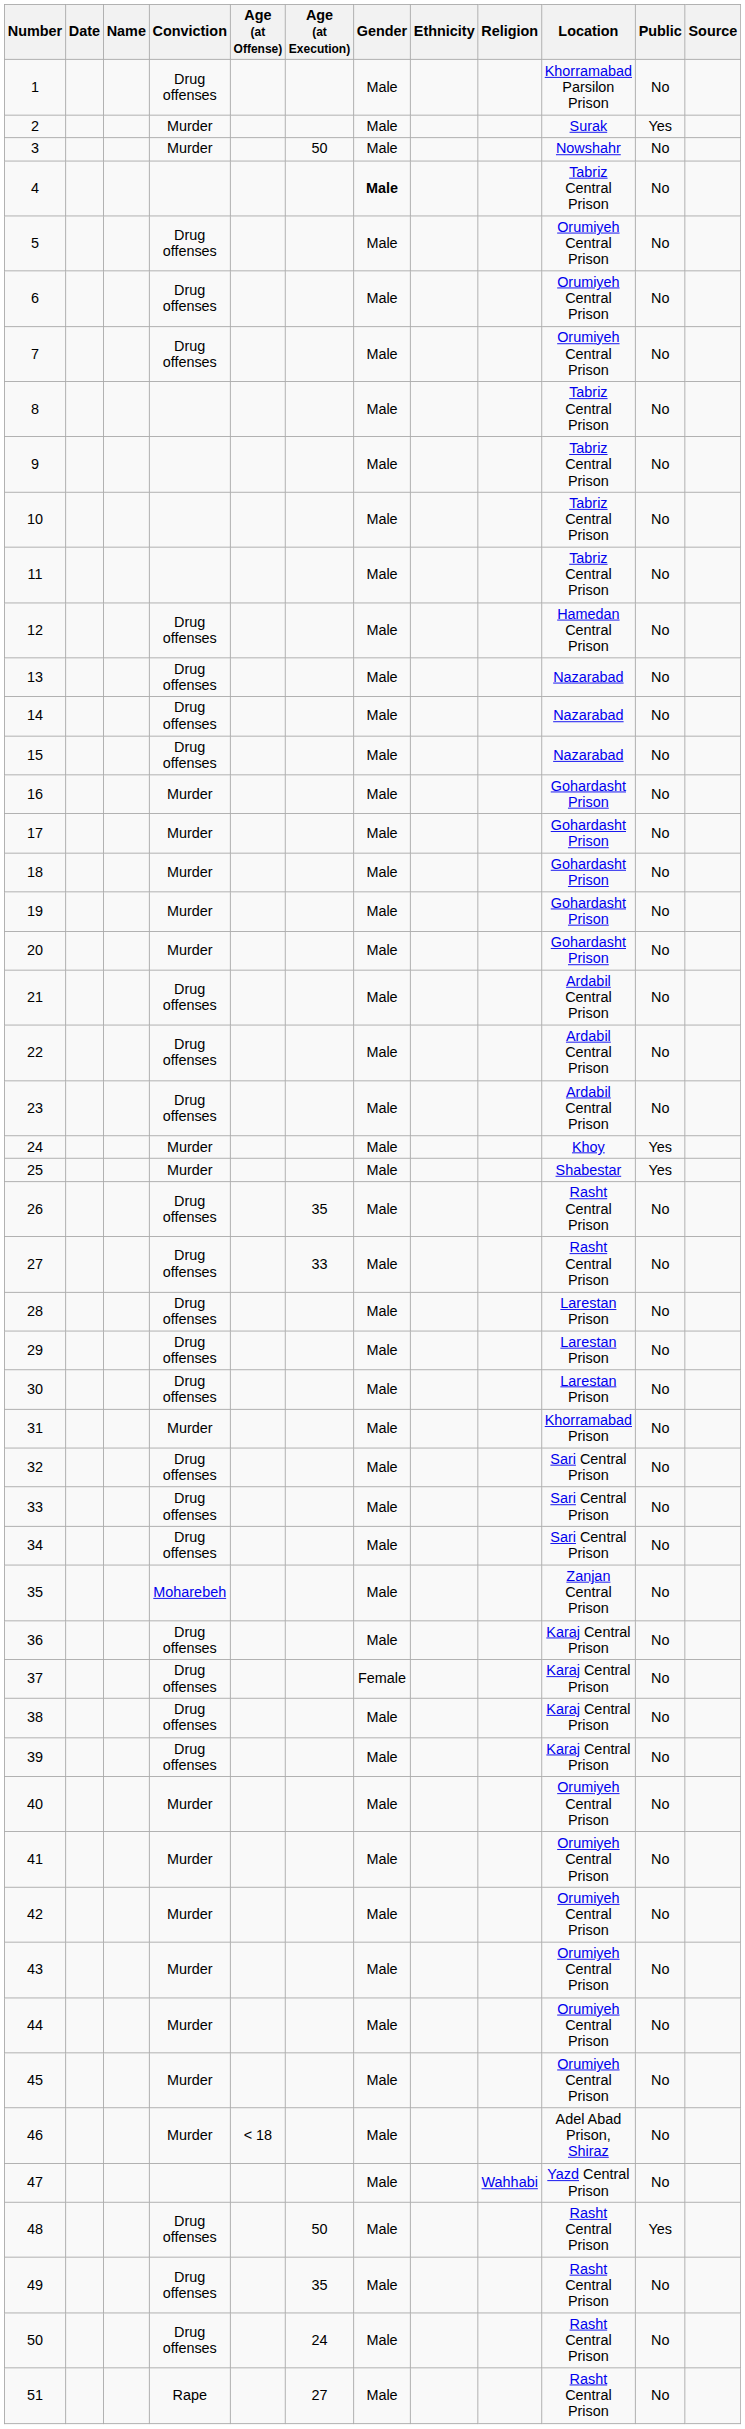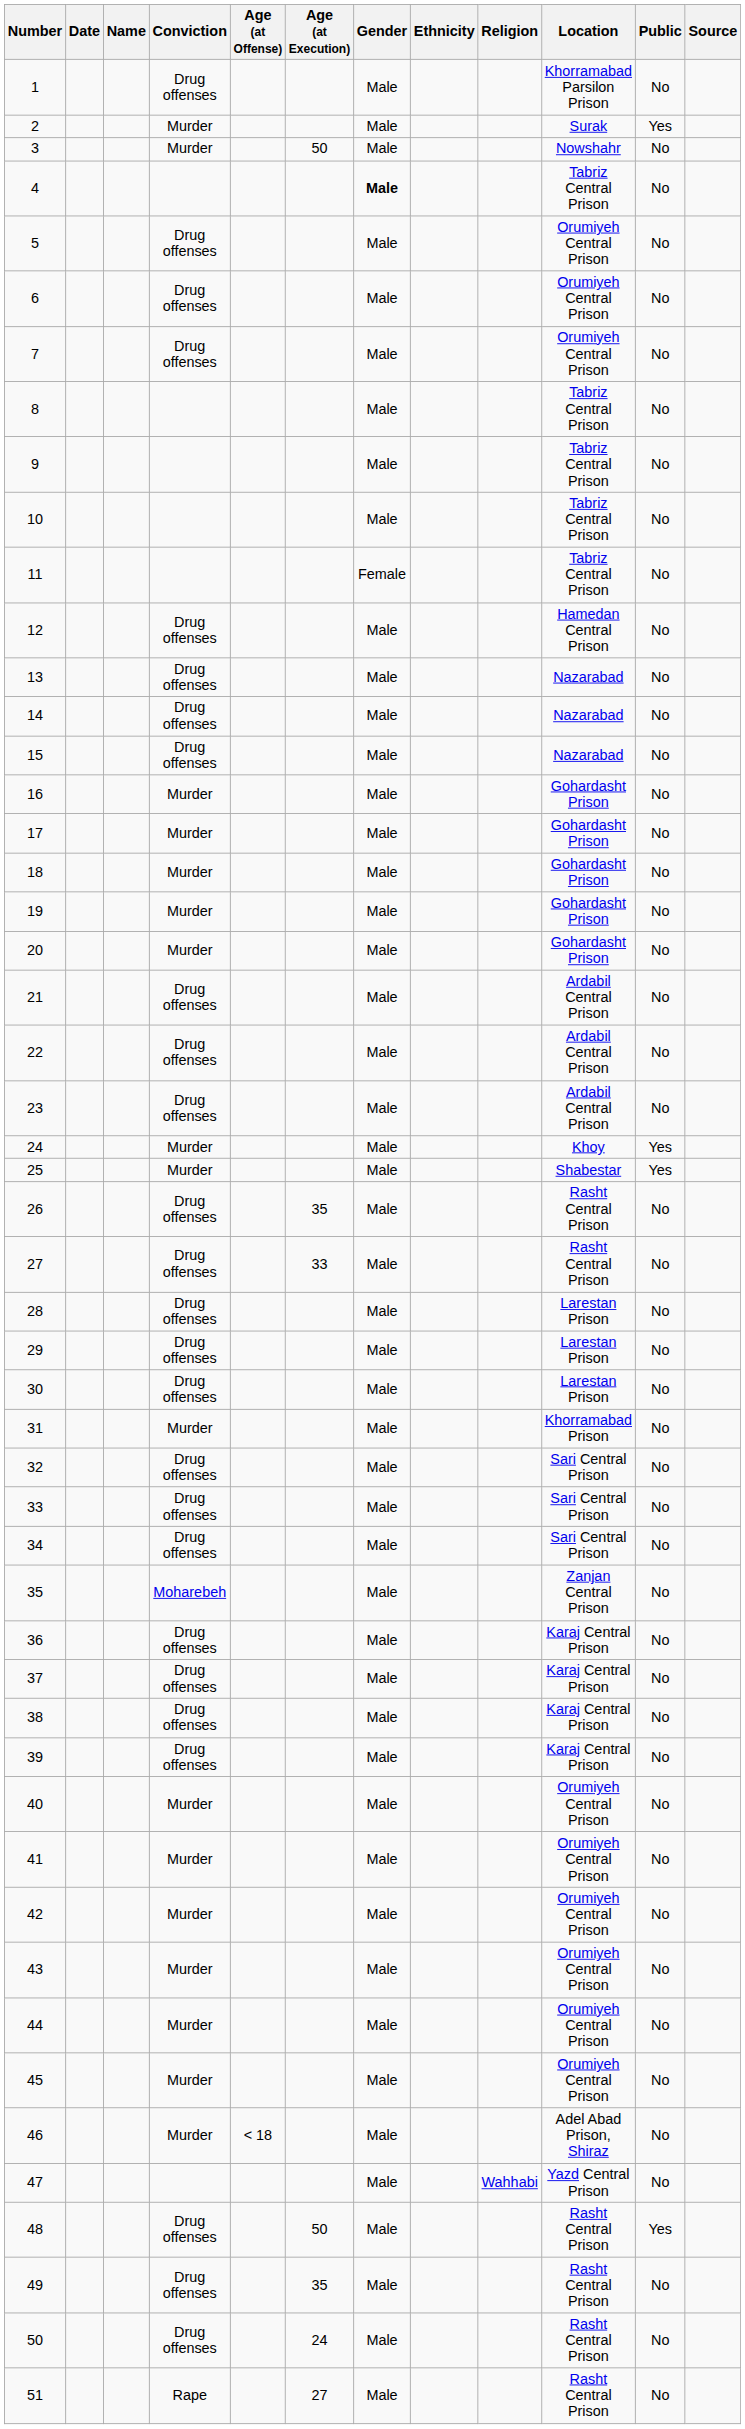(382, 574) Male -> (382, 574) Female
(382, 1679) Female -> (382, 1679) Male
